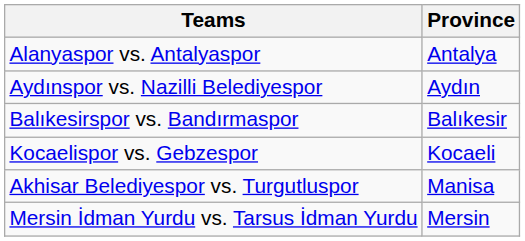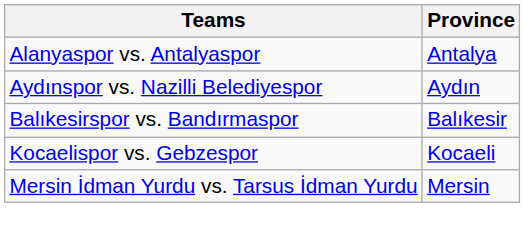- row: (184, 185)
